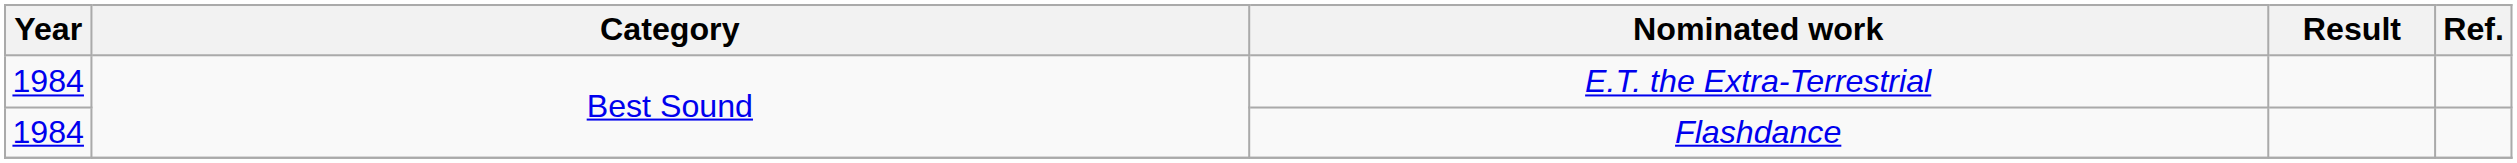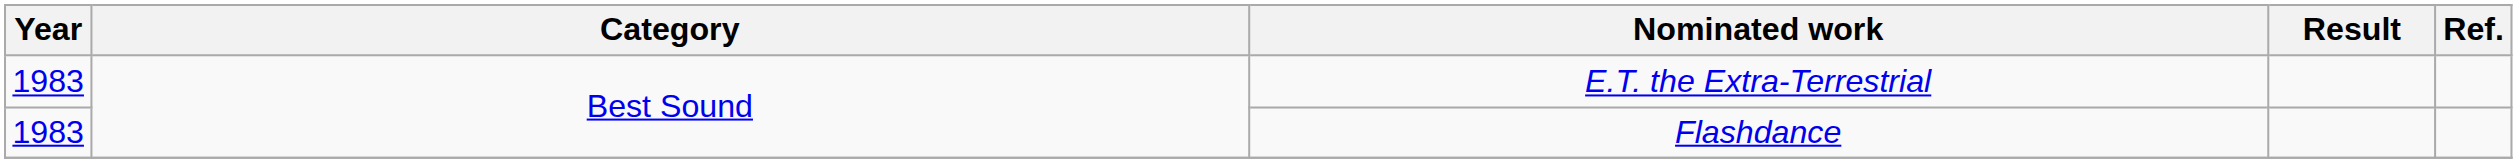(48, 81) 1984 -> (48, 81) 1983
(48, 132) 1984 -> (48, 132) 1983
